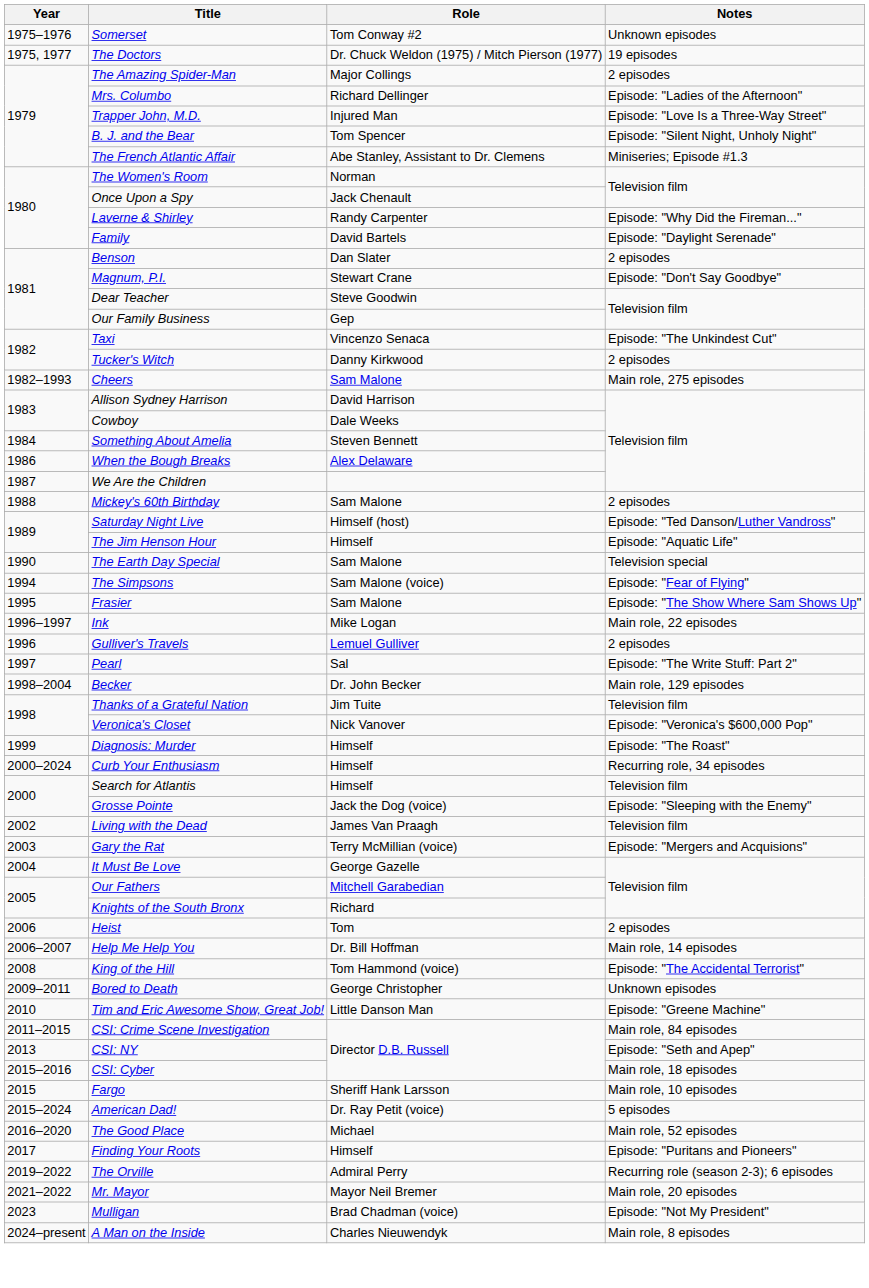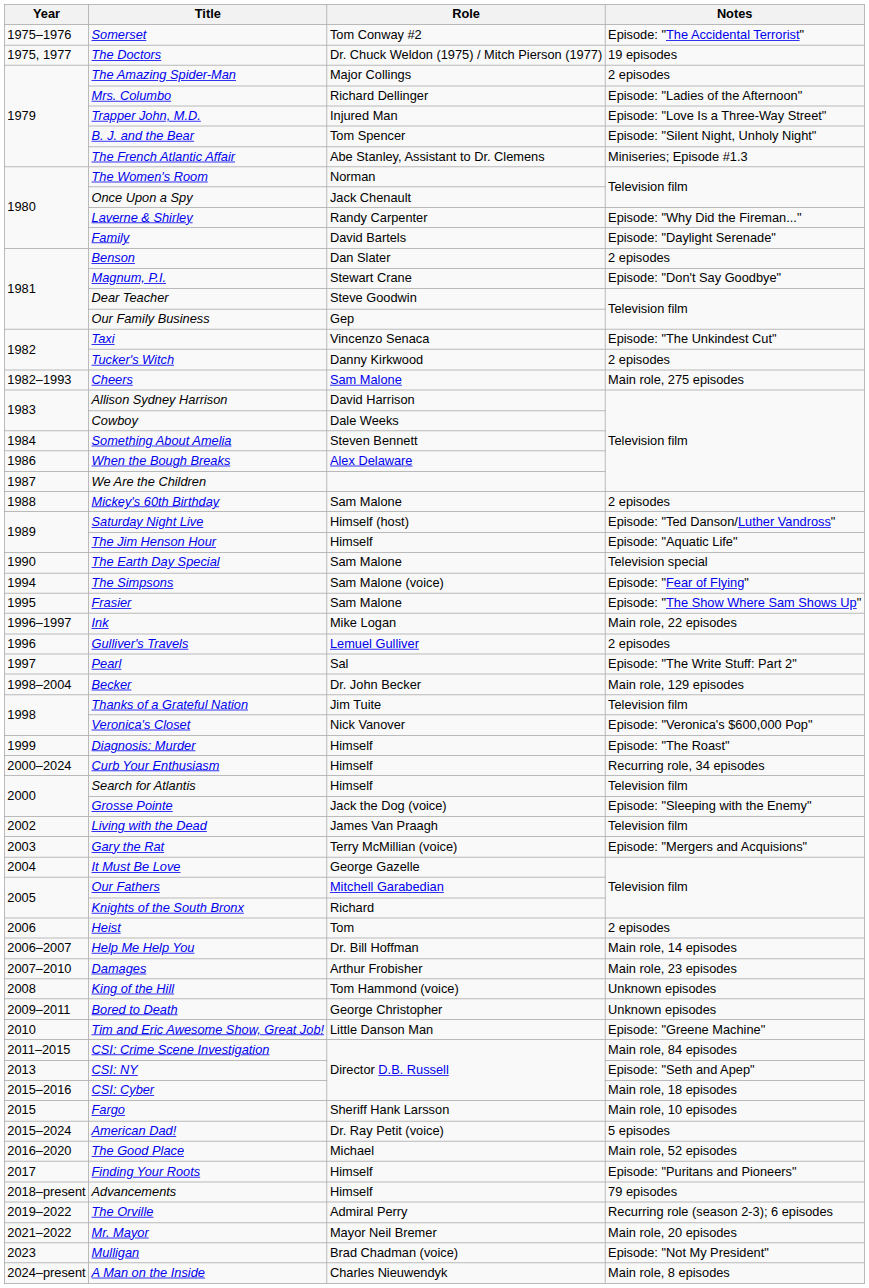(662, 34) Unknown episodes -> (706, 34) Episode: "The Accidental Terrorist"
+ row: (119, 968)
(706, 968) Episode: "The Accidental Terrorist" -> (662, 989) Unknown episodes
+ row: (134, 1192)
